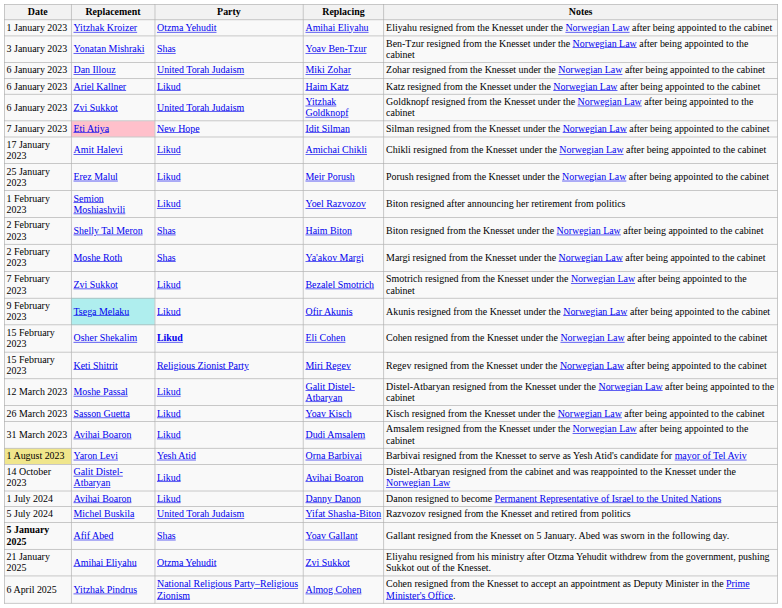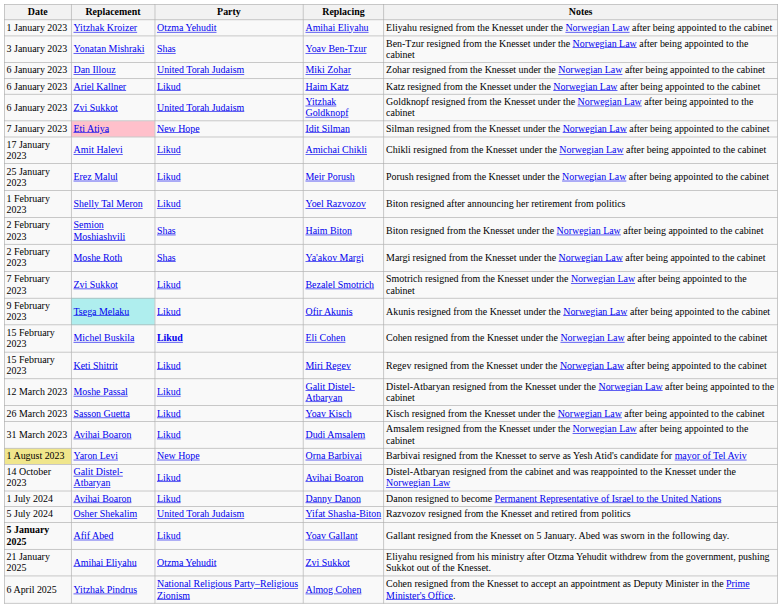(99, 204) Semion Moshiashvili -> (108, 204) Shelly Tal Meron
(108, 231) Shelly Tal Meron -> (99, 231) Semion Moshiashvili
(105, 338) Osher Shekalim -> (104, 338) Michel Buskila
(203, 365) Religious Zionist Party -> (169, 365) Likud
(176, 456) Yesh Atid -> (178, 456) New Hope
(104, 514) Michel Buskila -> (105, 514) Osher Shekalim
(166, 536) Shas -> (169, 536) Likud
